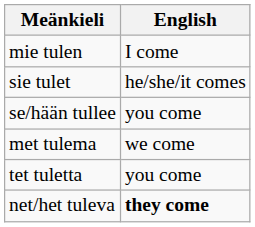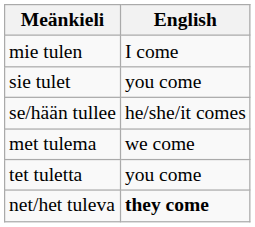(185, 81) he/she/it comes -> (163, 81) you come
(163, 112) you come -> (185, 112) he/she/it comes
